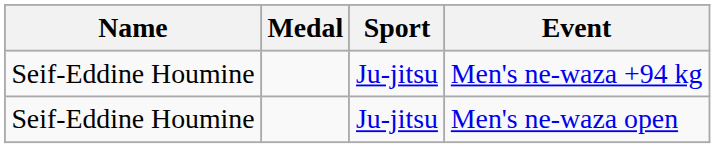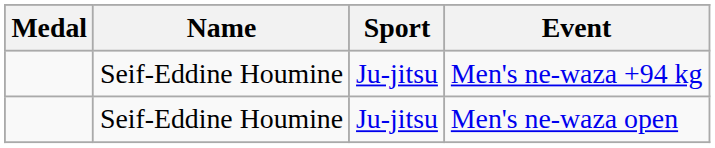columns swapped: (305, 27) <-> (133, 27)
